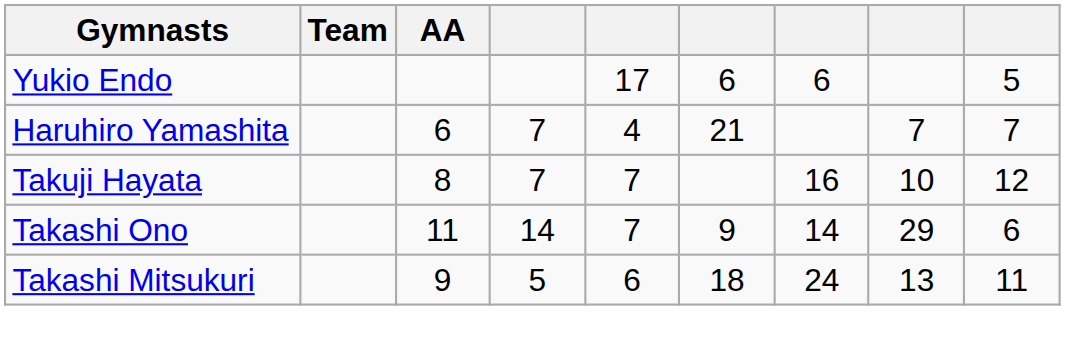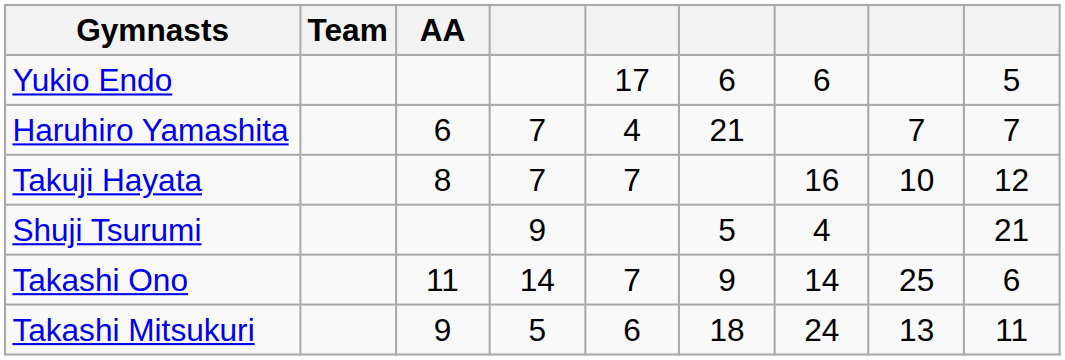+ row: (107, 230)
(917, 230) 29 -> (917, 281) 25
